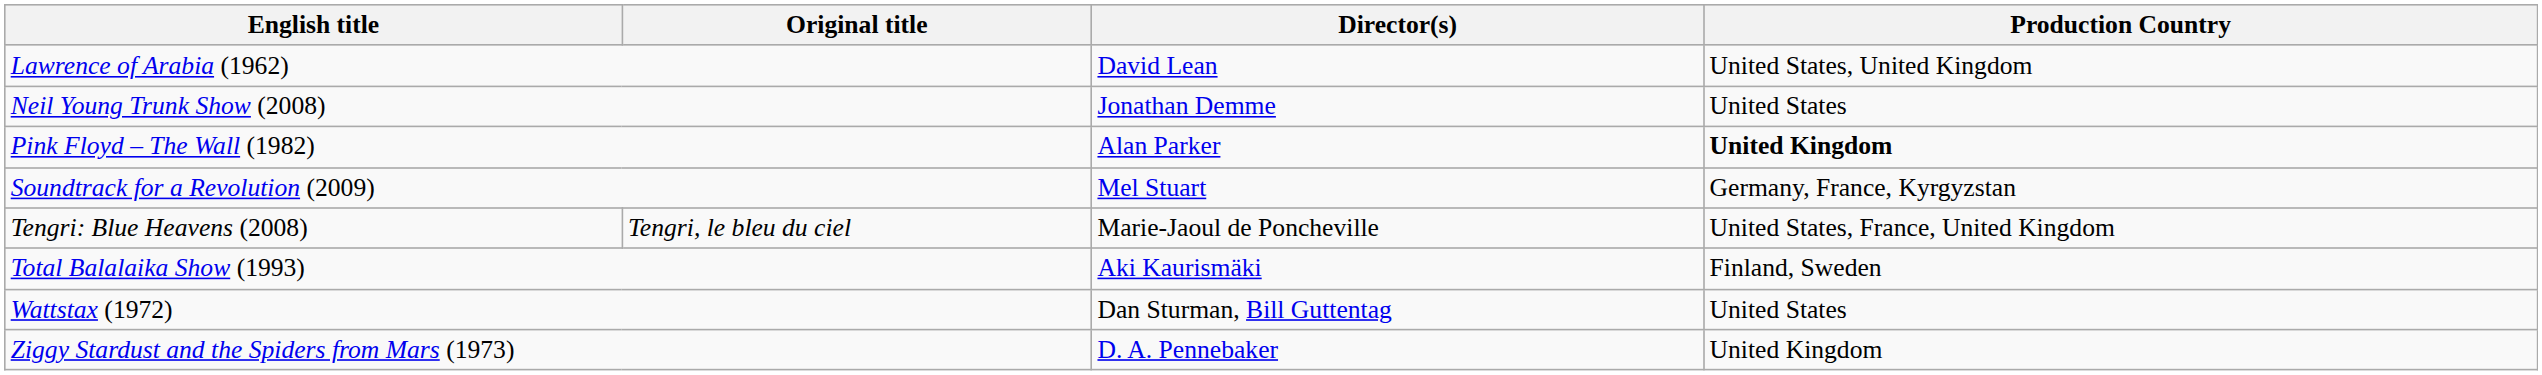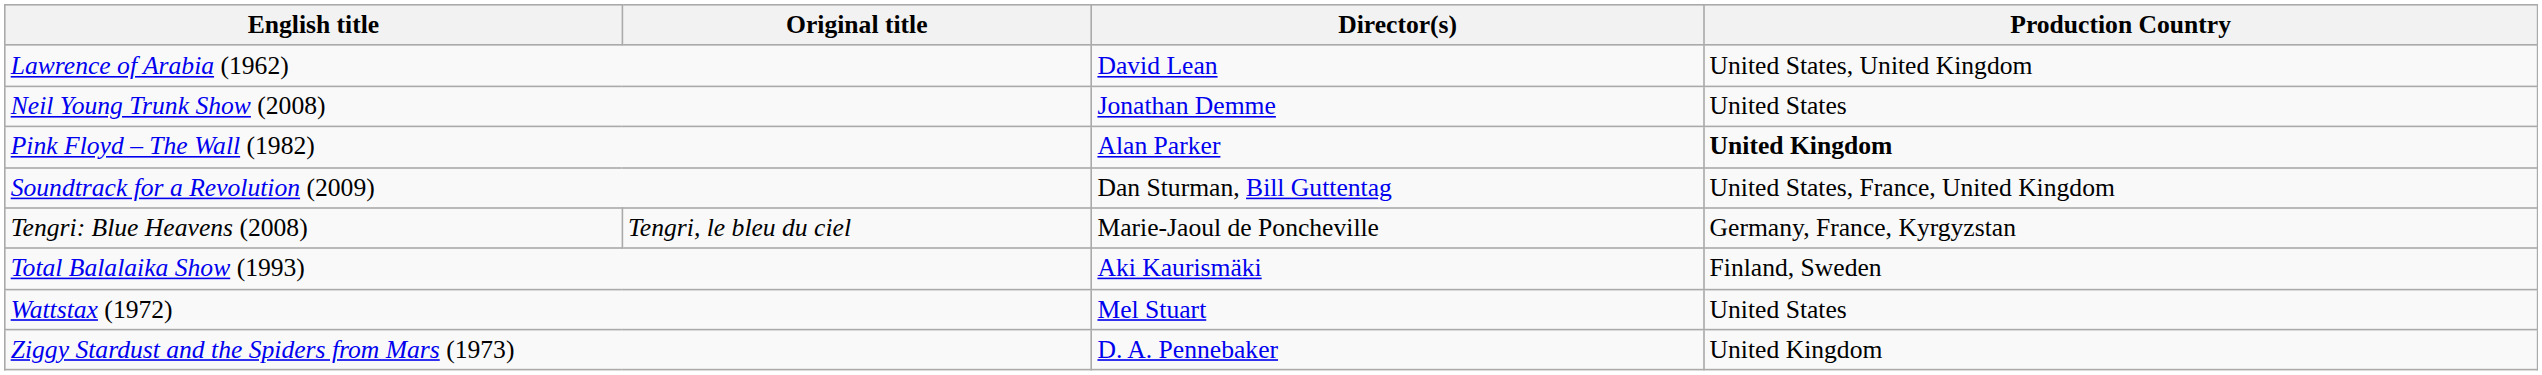(1152, 187) Mel Stuart -> (1245, 187) Dan Sturman, Bill Guttentag
(1863, 187) Germany, France, Kyrgyzstan -> (1912, 187) United States, France, United Kingdom
(1912, 227) United States, France, United Kingdom -> (1863, 227) Germany, France, Kyrgyzstan
(1245, 308) Dan Sturman, Bill Guttentag -> (1152, 308) Mel Stuart
